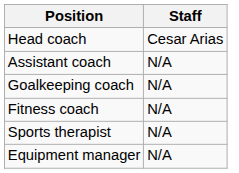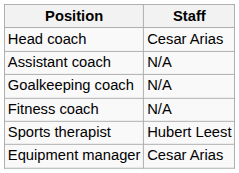(159, 132) N/A -> (189, 132) Hubert Leest
(159, 156) N/A -> (185, 156) Cesar Arias
